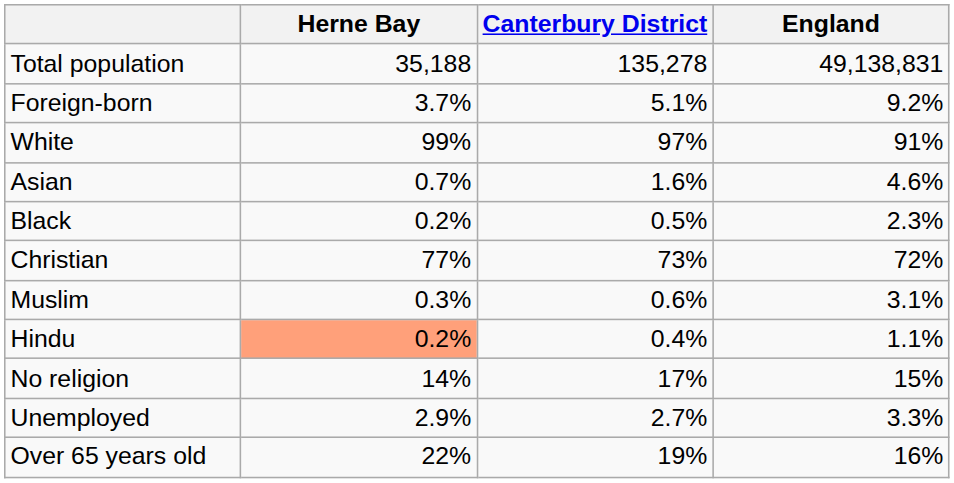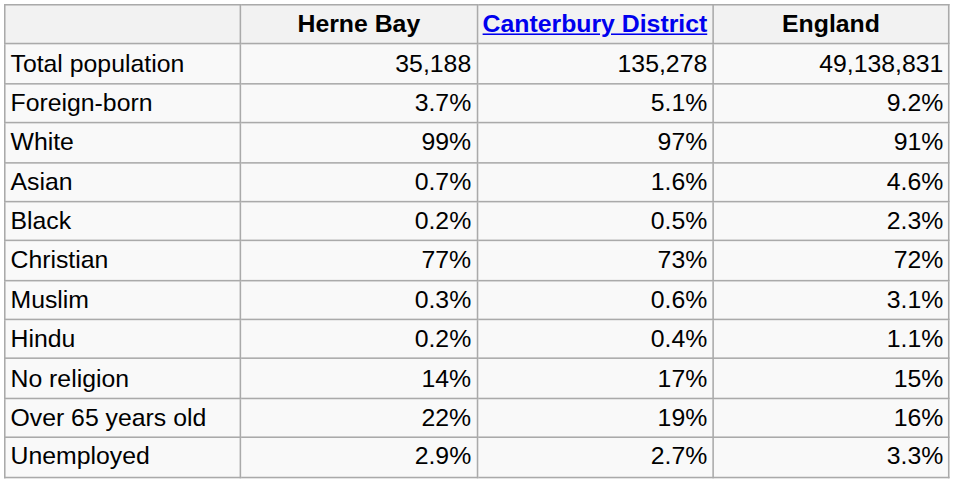(443, 338) lightsalmon background -> (443, 338) no background
rows swapped: (108, 456) <-> (80, 417)
